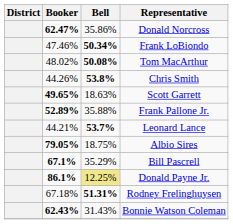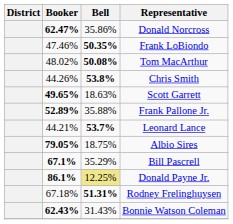(101, 45) 50.34% -> (101, 45) 50.35%
